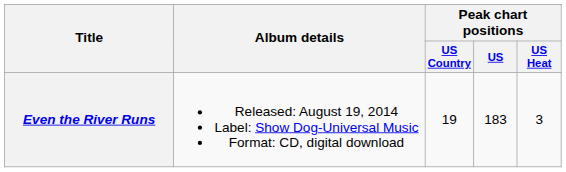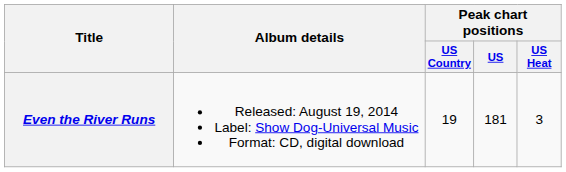(496, 119) 183 -> (496, 119) 181
